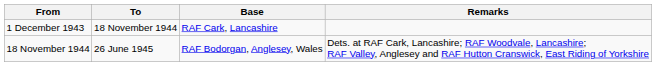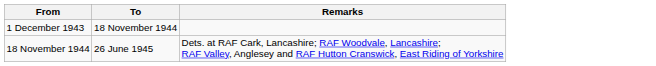- column: (252, 12)
